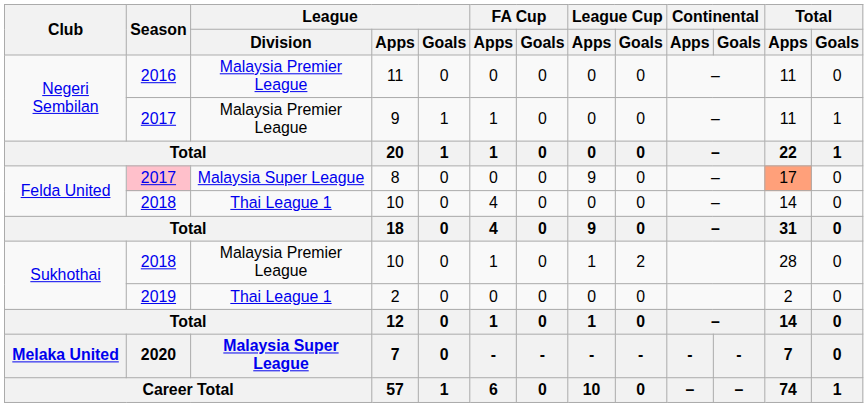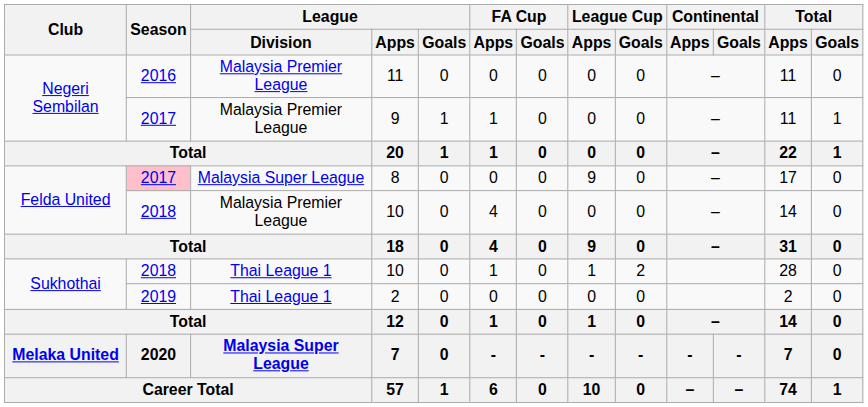(788, 178) lightsalmon background -> (788, 178) no background
(281, 203) Thai League 1 -> (281, 212) Malaysia Premier League
(281, 262) Malaysia Premier League -> (281, 271) Thai League 1
